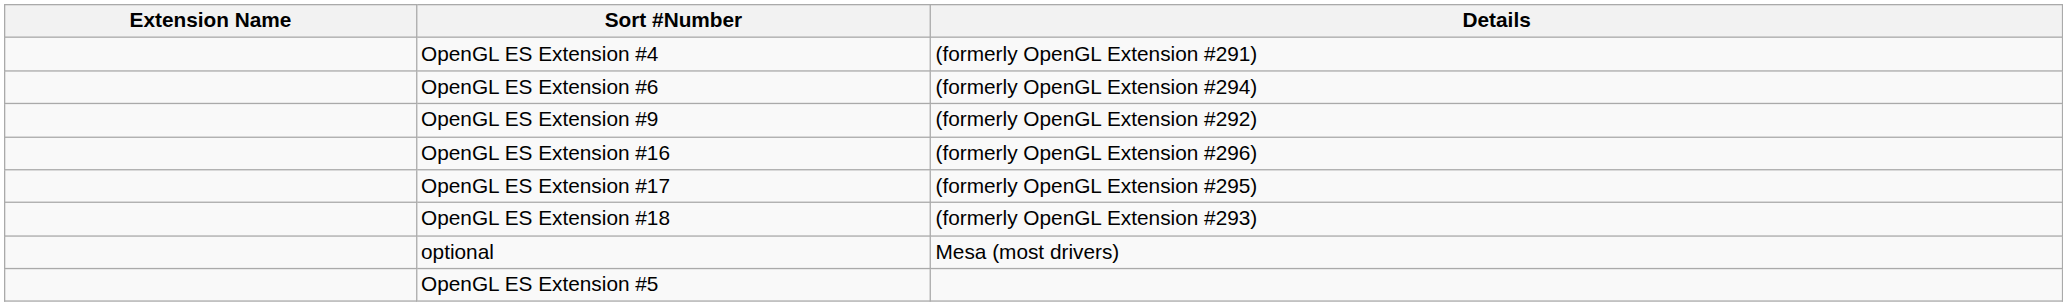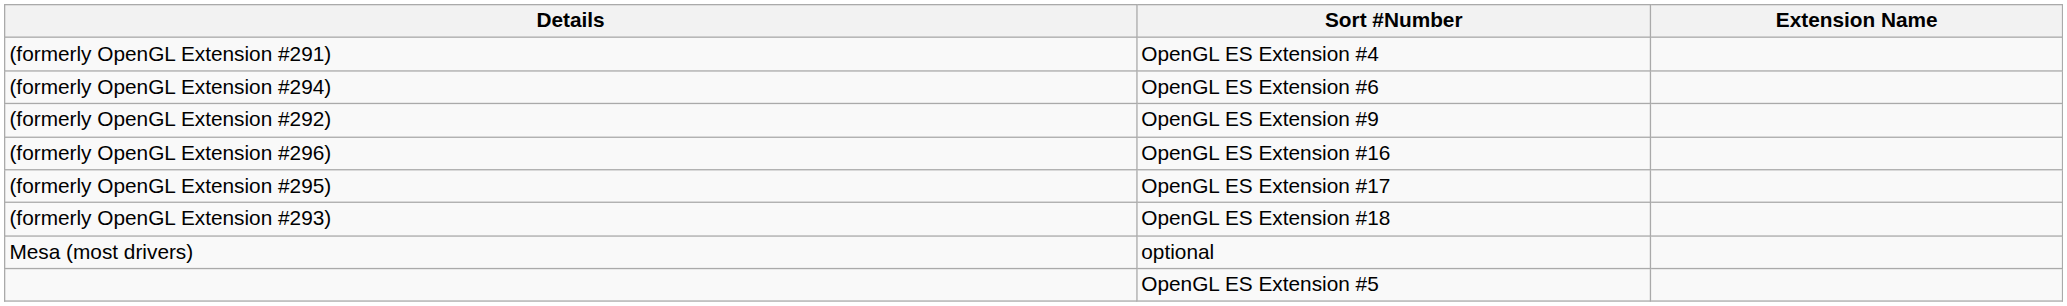columns swapped: (210, 20) <-> (1497, 20)
